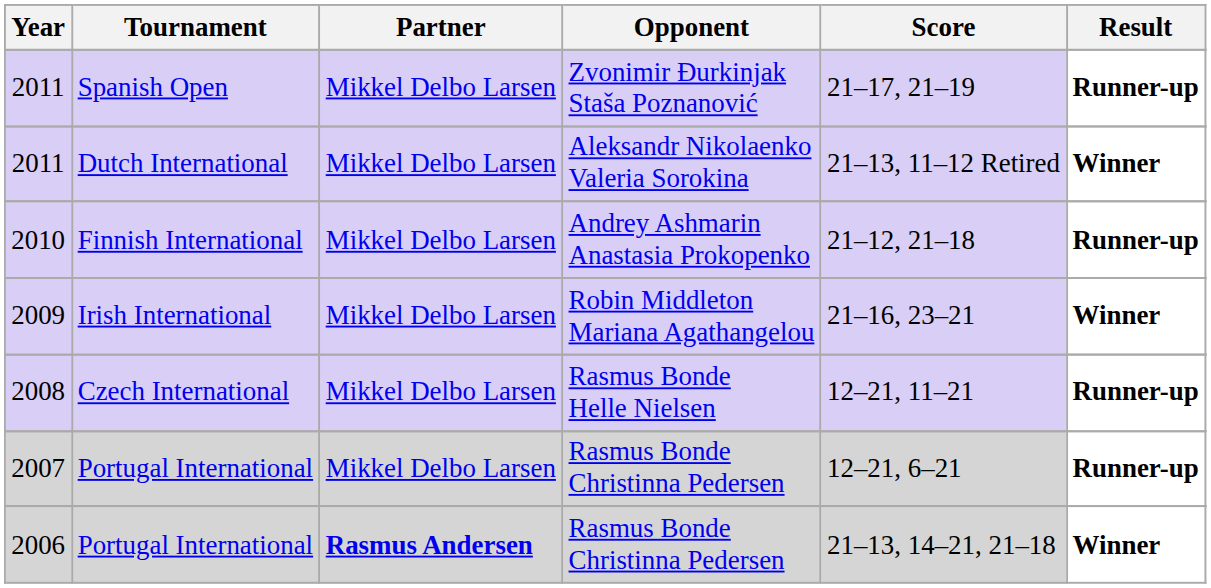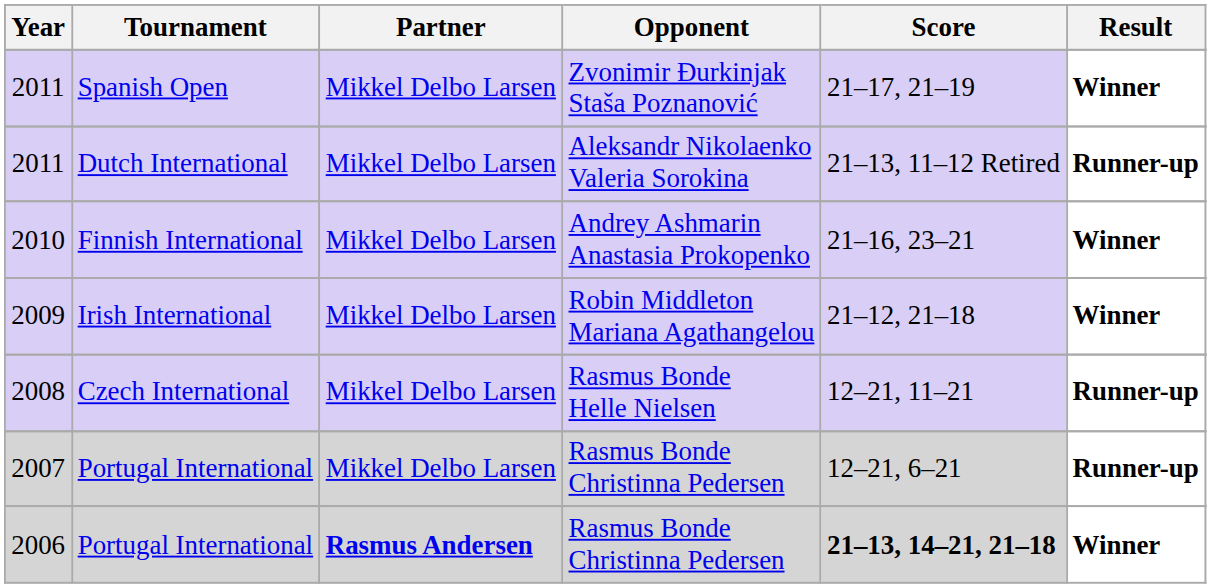(1136, 87) Runner-up -> (1116, 87) Winner
(1116, 163) Winner -> (1136, 163) Runner-up
(901, 239) 21–12, 21–18 -> (901, 239) 21–16, 23–21
(1136, 239) Runner-up -> (1116, 239) Winner
(901, 316) 21–16, 23–21 -> (901, 316) 21–12, 21–18
(941, 544) normal -> (941, 544) bold
